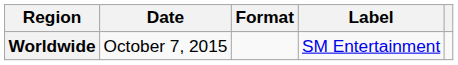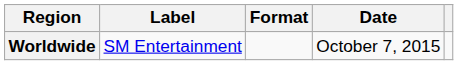columns swapped: (165, 18) <-> (371, 18)
